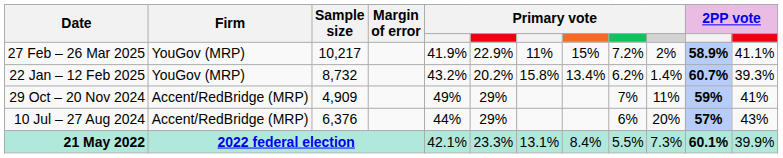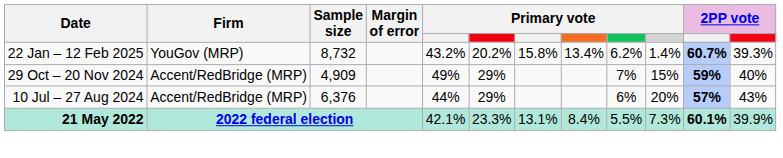- row: (76, 53)
(666, 98) 11% -> (665, 76) 15%
(755, 98) 41% -> (753, 76) 40%
